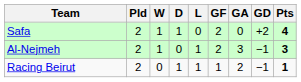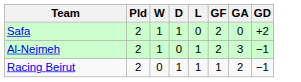- column: (285, 13)
